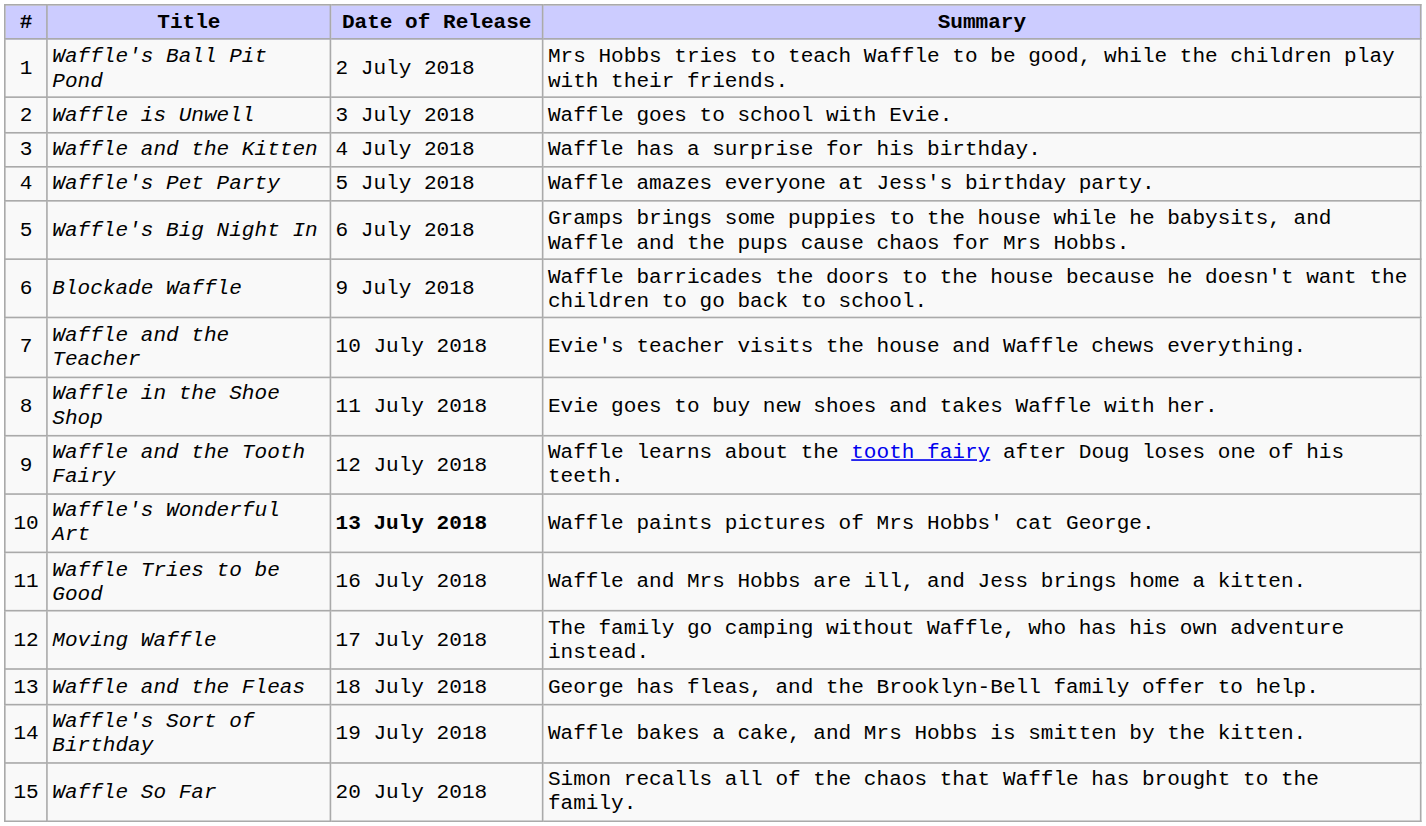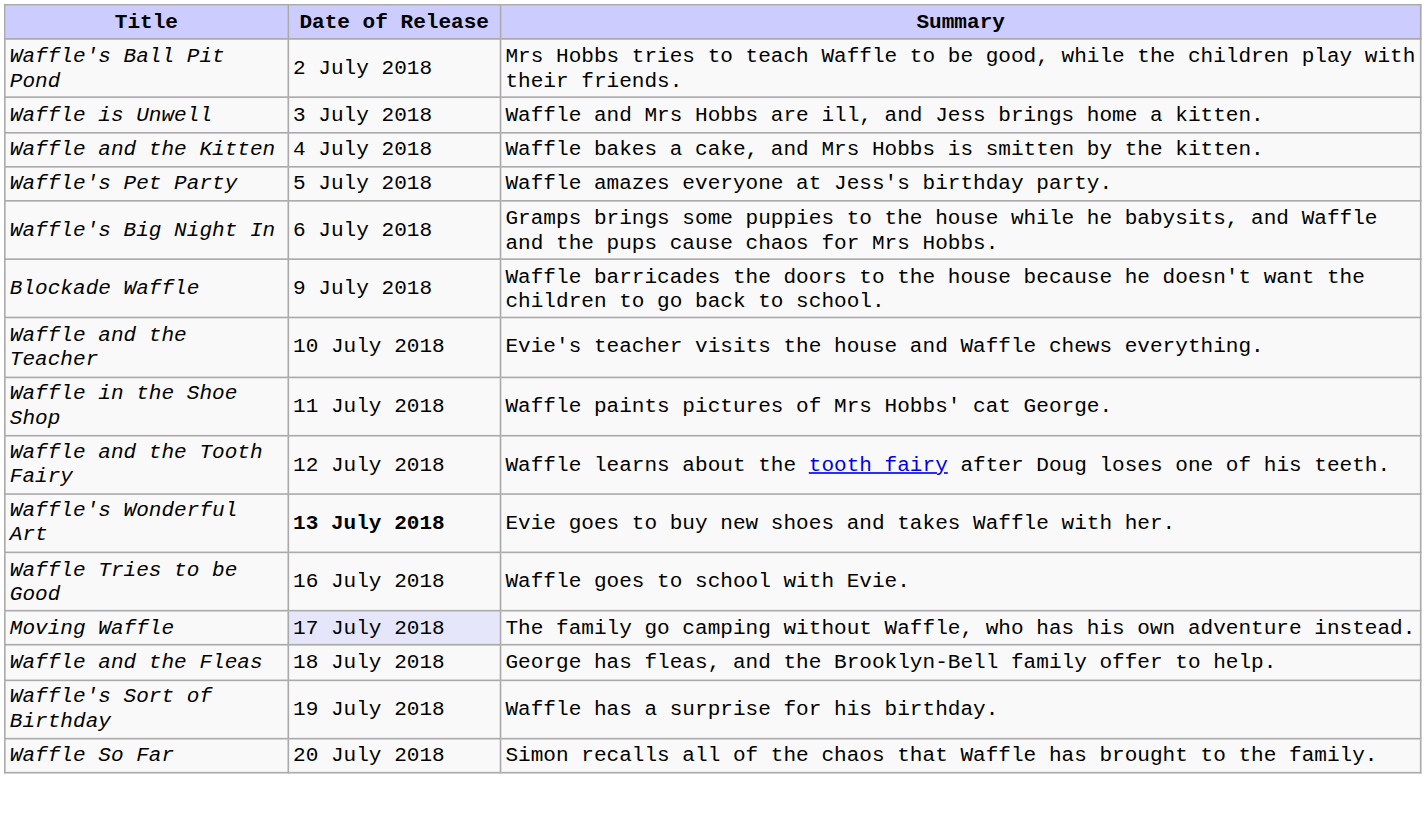- column: (26, 22)
(750, 115) Waffle goes to school with Evie. -> (885, 115) Waffle and Mrs Hobbs are ill, and Jess brings home a kitten.
(794, 149) Waffle has a surprise for his birthday. -> (885, 149) Waffle bakes a cake, and Mrs Hobbs is smitten by the kitten.
(883, 406) Evie goes to buy new shoes and takes Waffle with her. -> (809, 406) Waffle paints pictures of Mrs Hobbs' cat George.
(851, 523) Waffle paints pictures of Mrs Hobbs' cat George. -> (840, 523) Evie goes to buy new shoes and takes Waffle with her.
(927, 582) Waffle and Mrs Hobbs are ill, and Jess brings home a kitten. -> (708, 582) Waffle goes to school with Evie.
(411, 640) no background -> (369, 628) lavender background
(927, 733) Waffle bakes a cake, and Mrs Hobbs is smitten by the kitten. -> (752, 709) Waffle has a surprise for his birthday.
